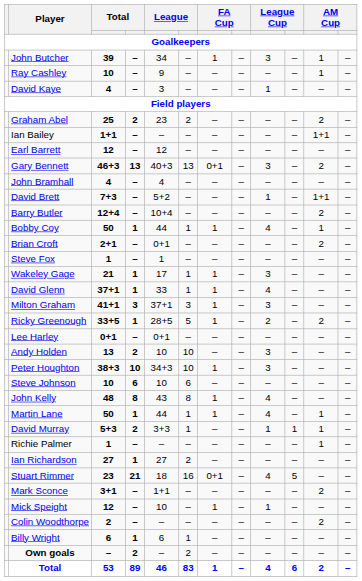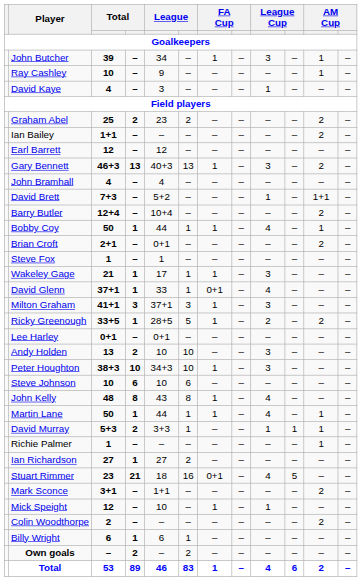(321, 135) 1+1 -> (321, 135) 2
(215, 166) 0+1 -> (215, 166) 1
(215, 290) 1 -> (215, 290) 0+1
